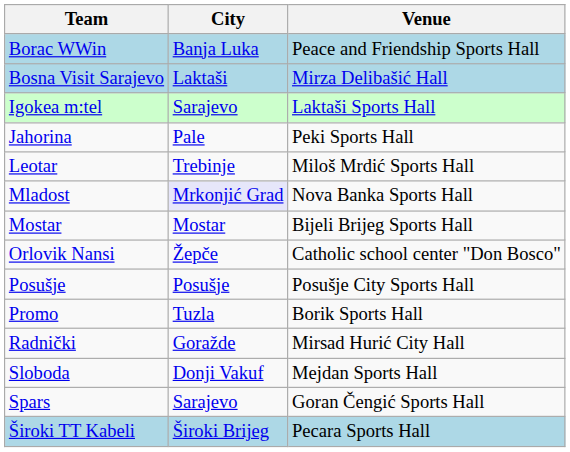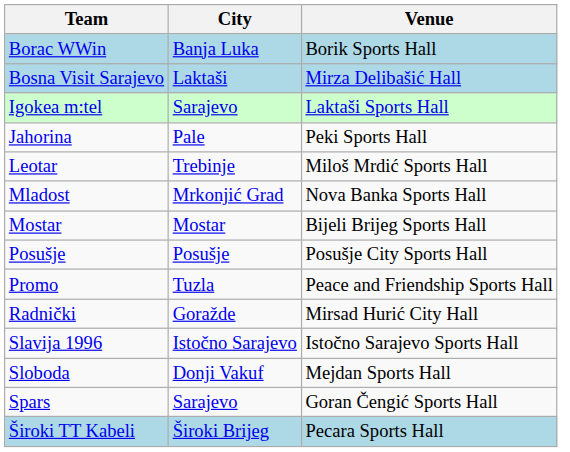(416, 48) Peace and Friendship Sports Hall -> (371, 48) Borik Sports Hall
(228, 195) lavender background -> (228, 195) no background
- row: (62, 254)
(358, 313) Borik Sports Hall -> (429, 284) Peace and Friendship Sports Hall
+ row: (56, 343)
